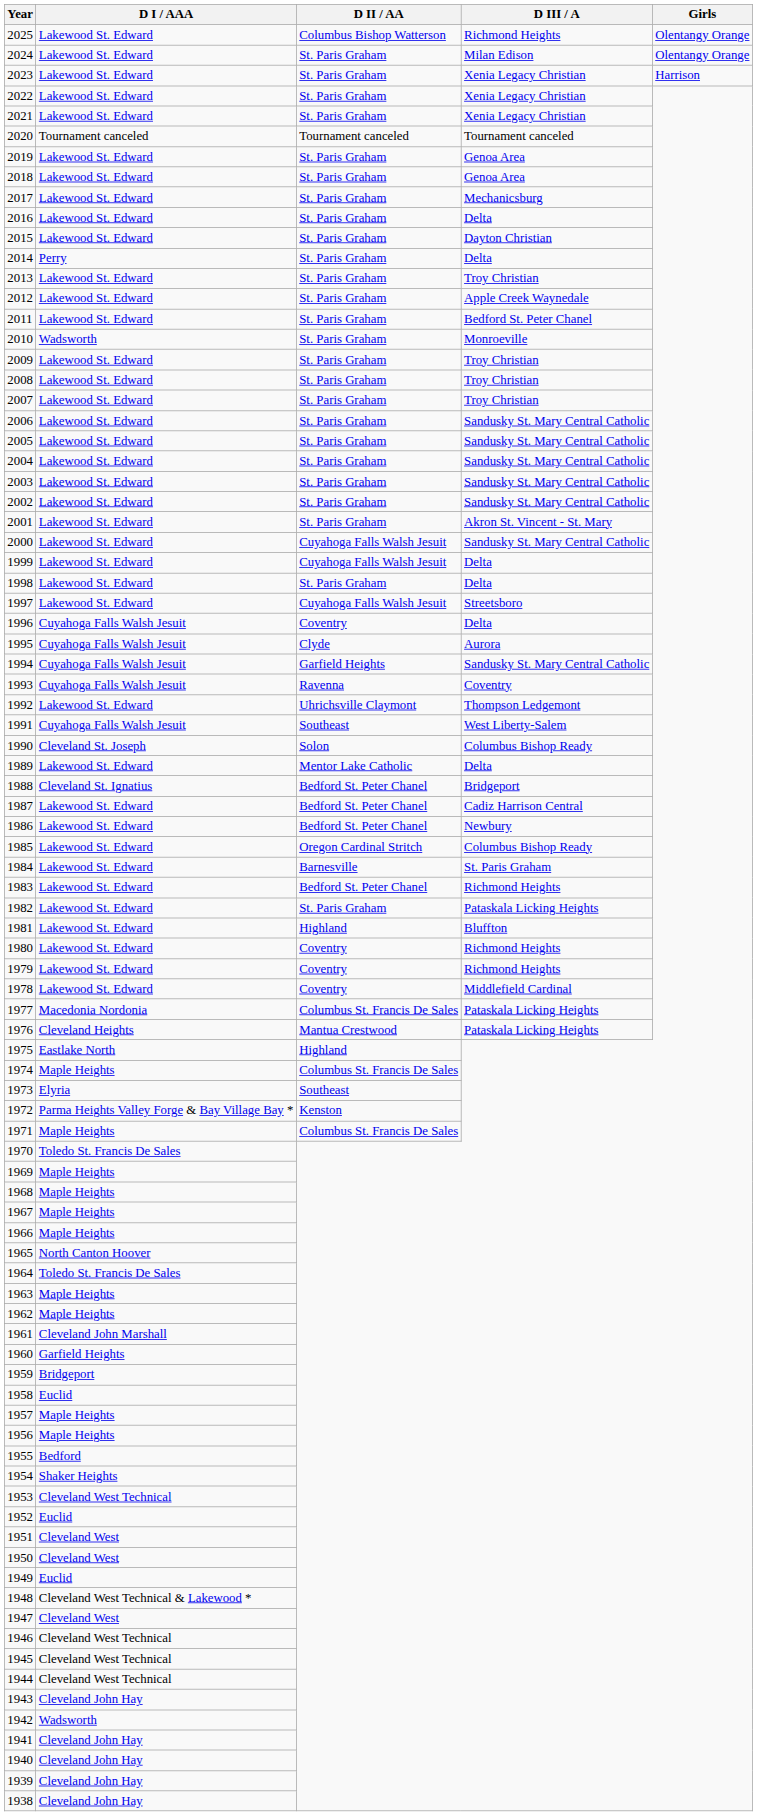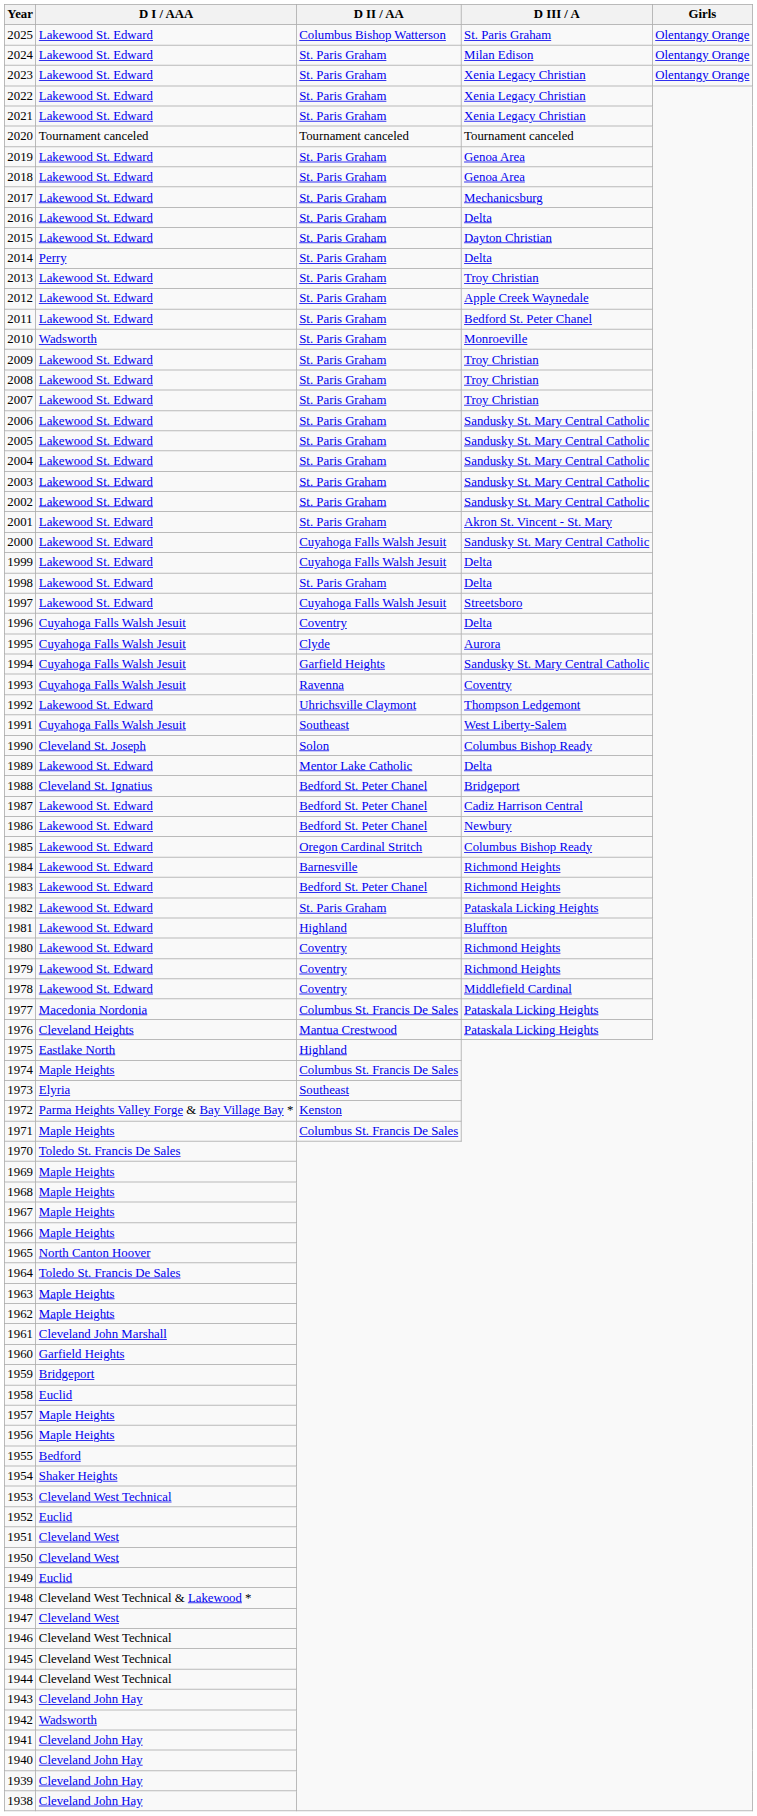(512, 34) Richmond Heights -> (508, 34) St. Paris Graham
(678, 75) Harrison -> (702, 75) Olentangy Orange
(508, 867) St. Paris Graham -> (512, 867) Richmond Heights
